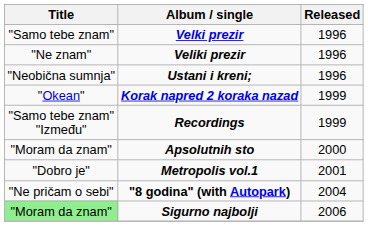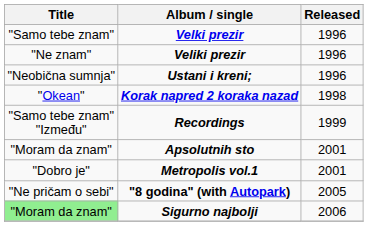(332, 96) 1999 -> (332, 96) 1998
(332, 150) 2000 -> (332, 150) 2001
(332, 191) 2004 -> (332, 191) 2005
